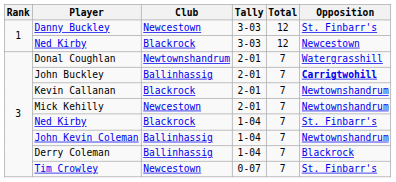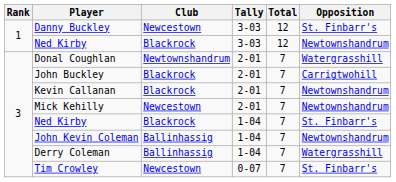(331, 44) Newcestown -> (345, 44) Newtownshandrum
(178, 75) Ballinhassig -> (169, 75) Blackrock
(339, 75) bold -> (339, 75) normal
(328, 153) Blackrock -> (342, 153) Watergrasshill
